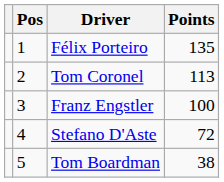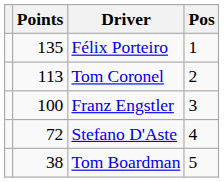columns swapped: (30, 19) <-> (191, 19)
